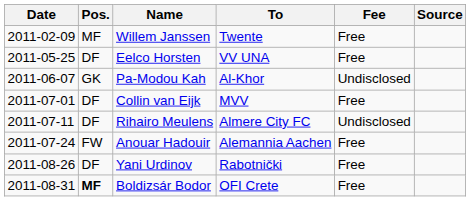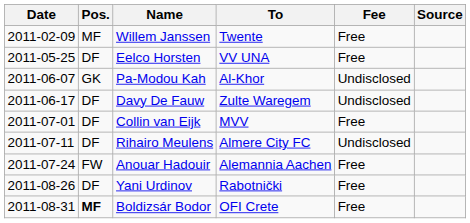+ row: (160, 100)
